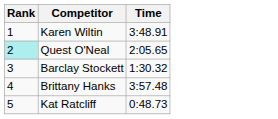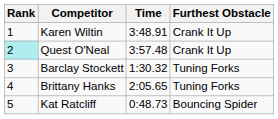+ column: (222, 13)
(148, 50) 2:05.65 -> (148, 50) 3:57.48
(148, 86) 3:57.48 -> (148, 86) 2:05.65
